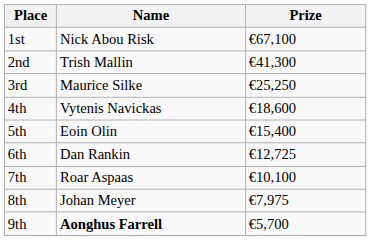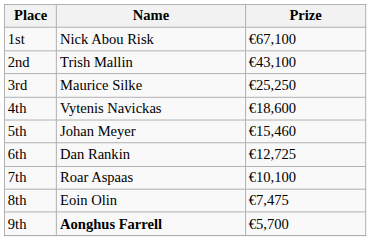(272, 62) €41,300 -> (272, 62) €43,100
(89, 131) Eoin Olin -> (98, 131) Johan Meyer
(272, 131) €15,400 -> (272, 131) €15,460
(98, 200) Johan Meyer -> (89, 200) Eoin Olin
(269, 200) €7,975 -> (269, 200) €7,475
